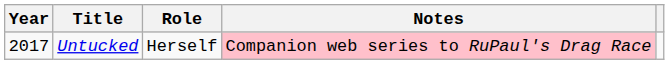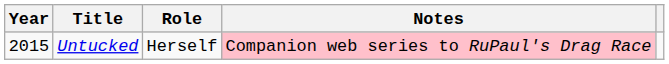(29, 46) 2017 -> (29, 46) 2015
